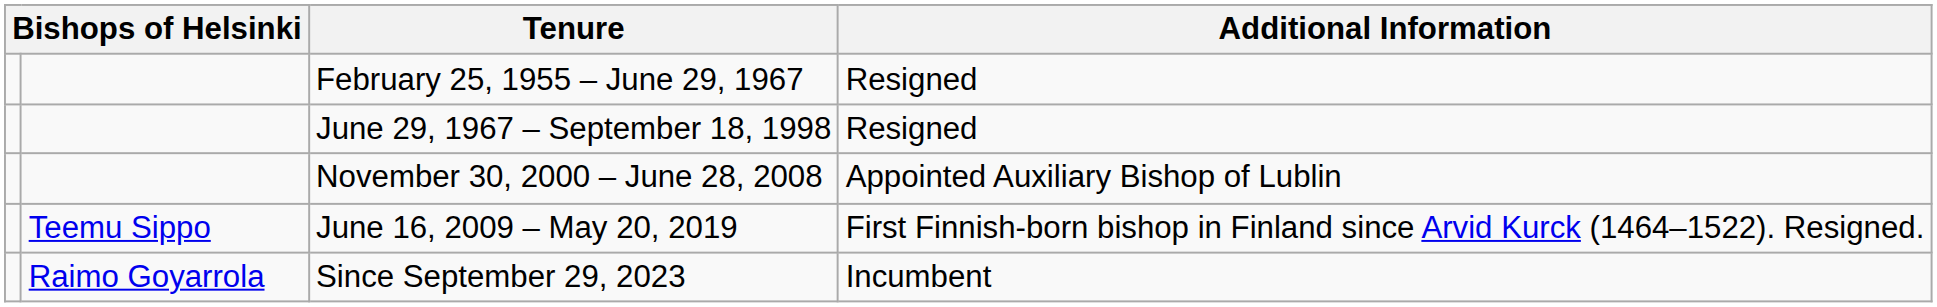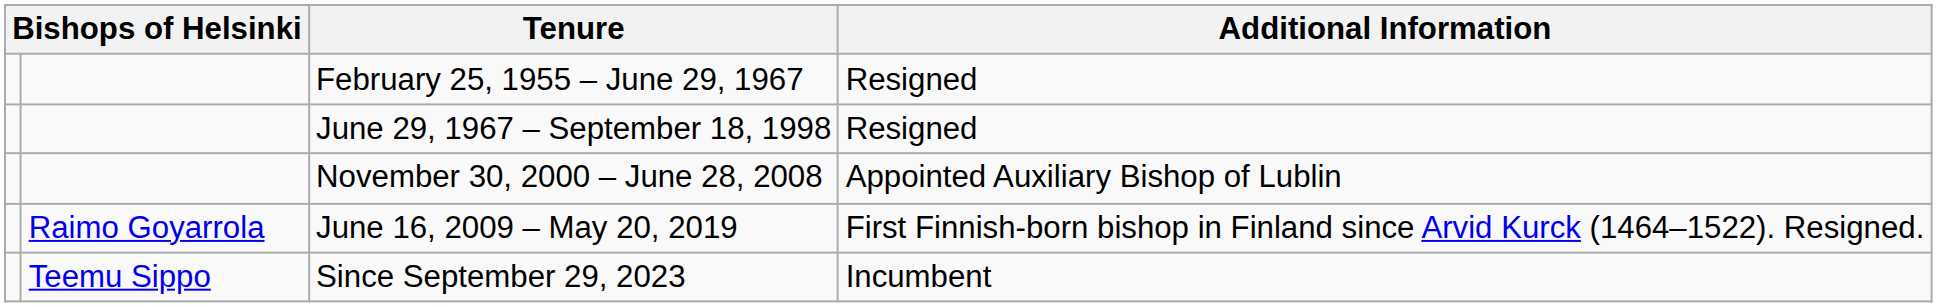(120, 227) Teemu Sippo -> (147, 227) Raimo Goyarrola
(147, 276) Raimo Goyarrola -> (120, 276) Teemu Sippo
